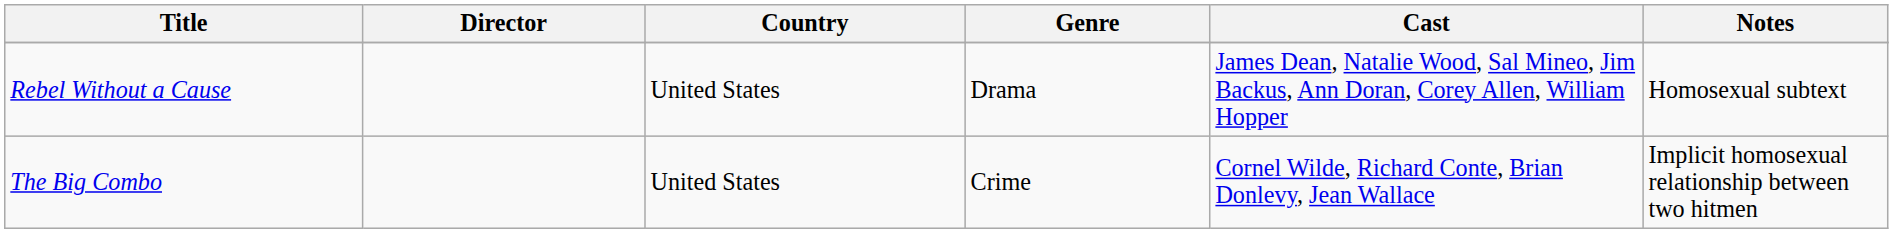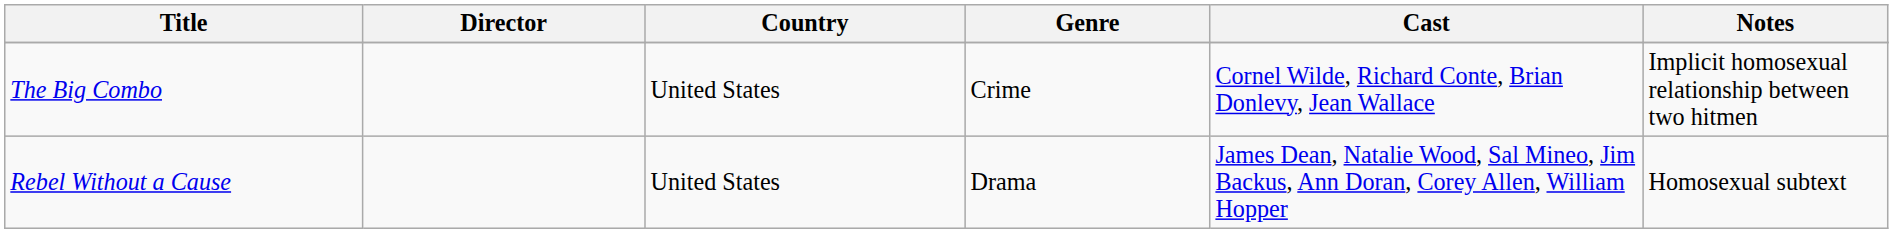rows swapped: (121, 89) <-> (86, 181)
